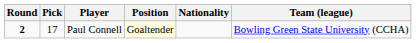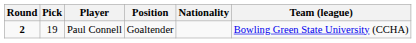(52, 29) 17 -> (52, 29) 19
(150, 29) lightyellow background -> (150, 29) no background
